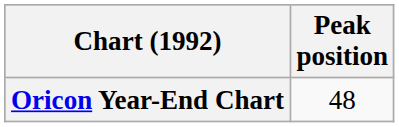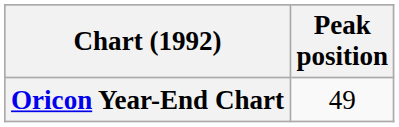(342, 99) 48 -> (342, 99) 49
